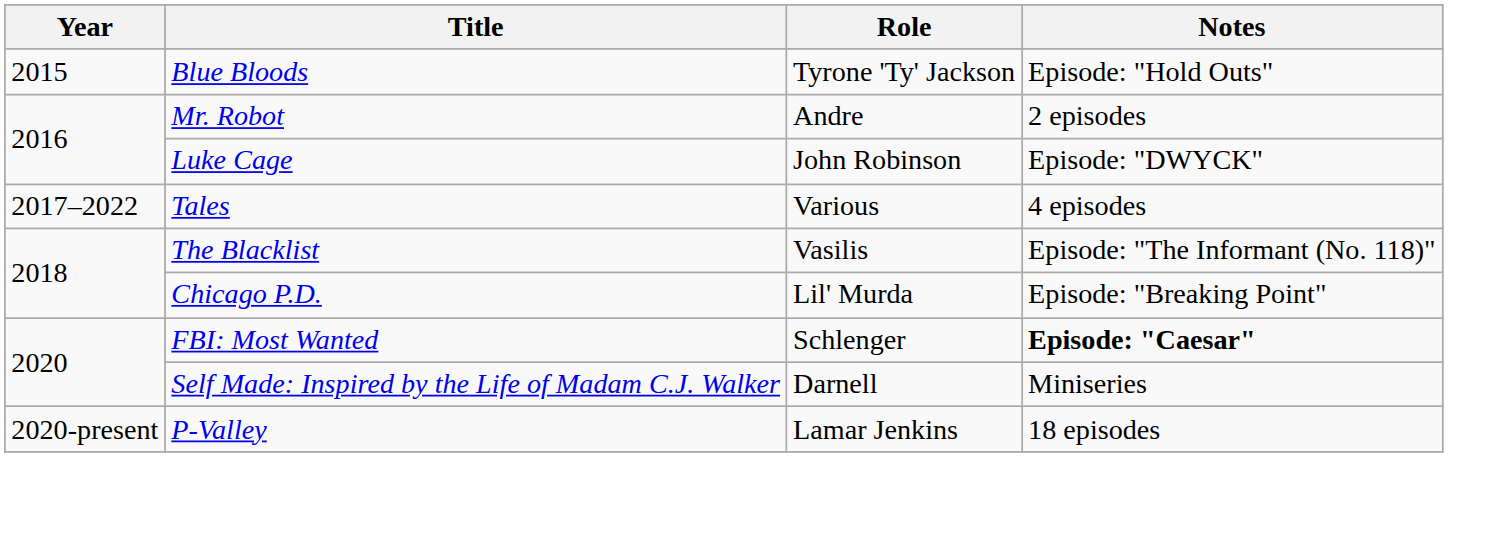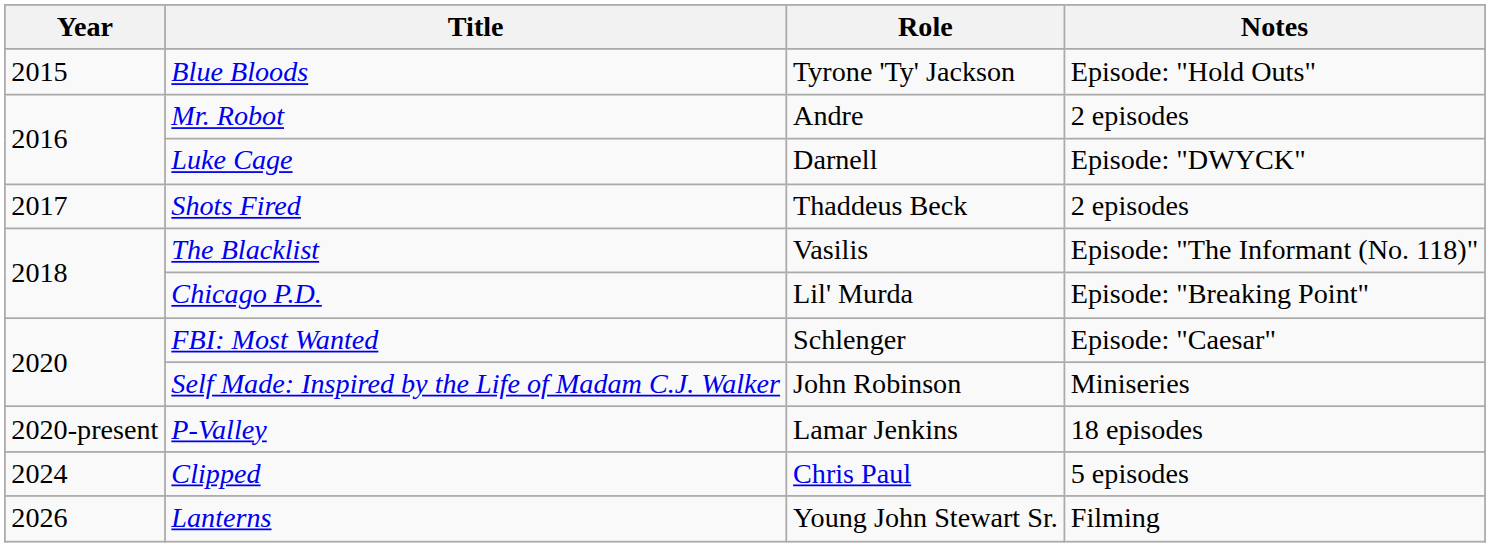(877, 160) John Robinson -> (835, 160) Darnell
+ row: (236, 205)
- row: (201, 205)
(1142, 339) bold -> (1173, 339) normal
(835, 384) Darnell -> (877, 384) John Robinson
+ row: (216, 473)
+ row: (221, 518)
